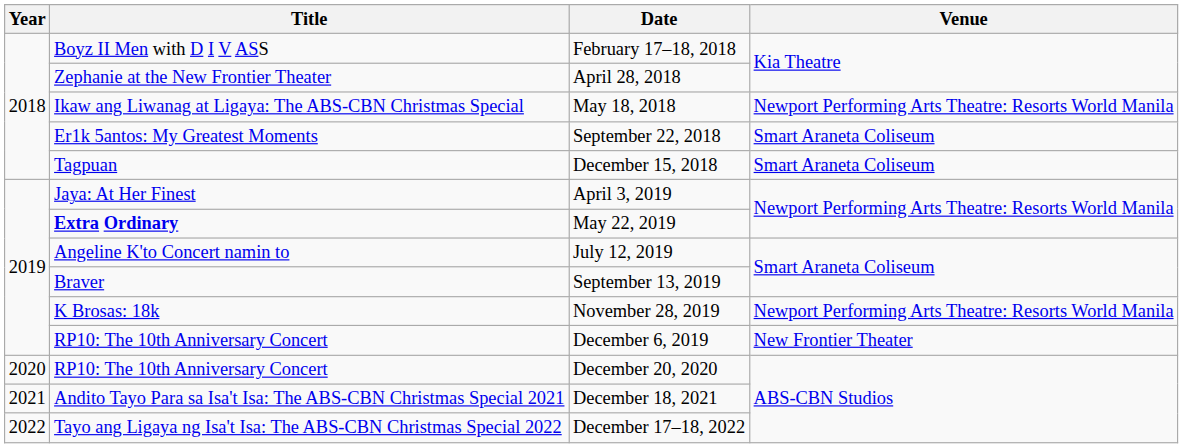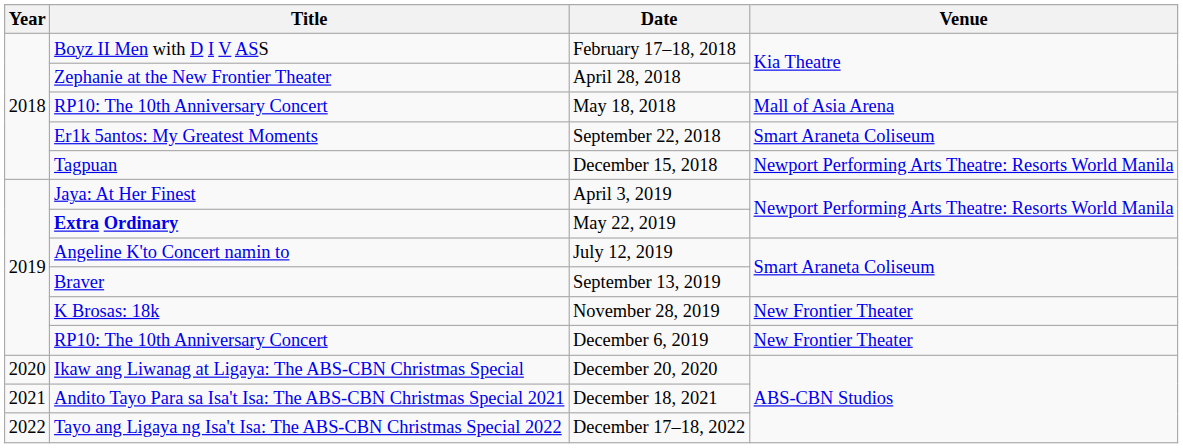(289, 106) Ikaw ang Liwanag at Ligaya: The ABS-CBN Christmas Special -> (191, 106) RP10: The 10th Anniversary Concert
(964, 106) Newport Performing Arts Theatre: Resorts World Manila -> (824, 106) Mall of Asia Arena
(844, 164) Smart Araneta Coliseum -> (964, 164) Newport Performing Arts Theatre: Resorts World Manila
(964, 310) Newport Performing Arts Theatre: Resorts World Manila -> (833, 310) New Frontier Theater
(191, 369) RP10: The 10th Anniversary Concert -> (289, 369) Ikaw ang Liwanag at Ligaya: The ABS-CBN Christmas Special
